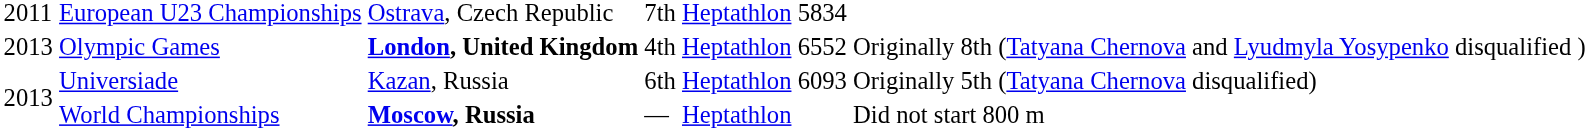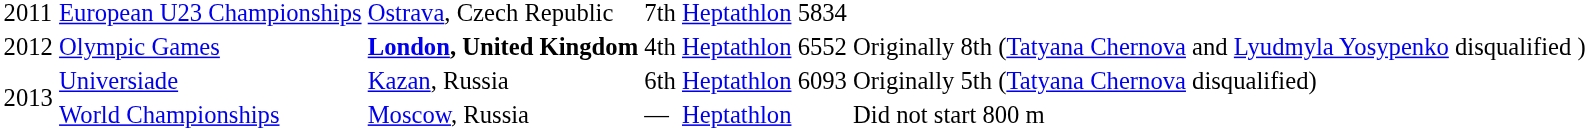(28, 47) 2013 -> (28, 47) 2012
(451, 114) bold -> (448, 114) normal
